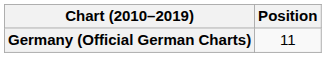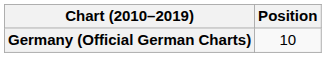(288, 40) 11 -> (288, 40) 10
